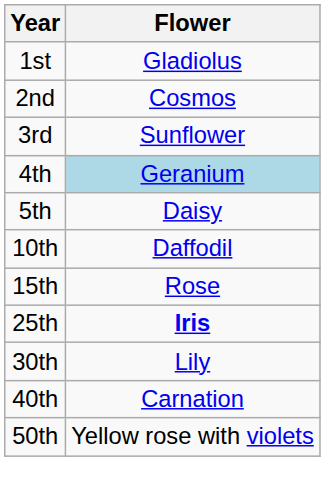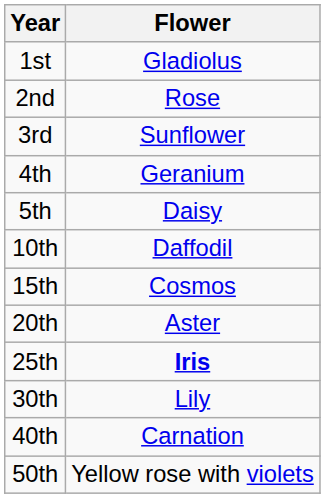(192, 98) Cosmos -> (192, 98) Rose
(192, 173) lightblue background -> (192, 173) no background
(192, 286) Rose -> (192, 286) Cosmos
+ row: (35, 323)
